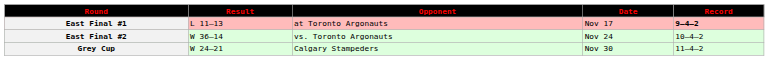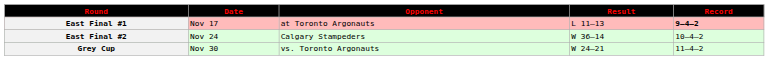columns swapped: (628, 11) <-> (240, 11)
(343, 36) vs. Toronto Argonauts -> (323, 36) Calgary Stampeders
(336, 49) Calgary Stampeders -> (330, 49) vs. Toronto Argonauts
